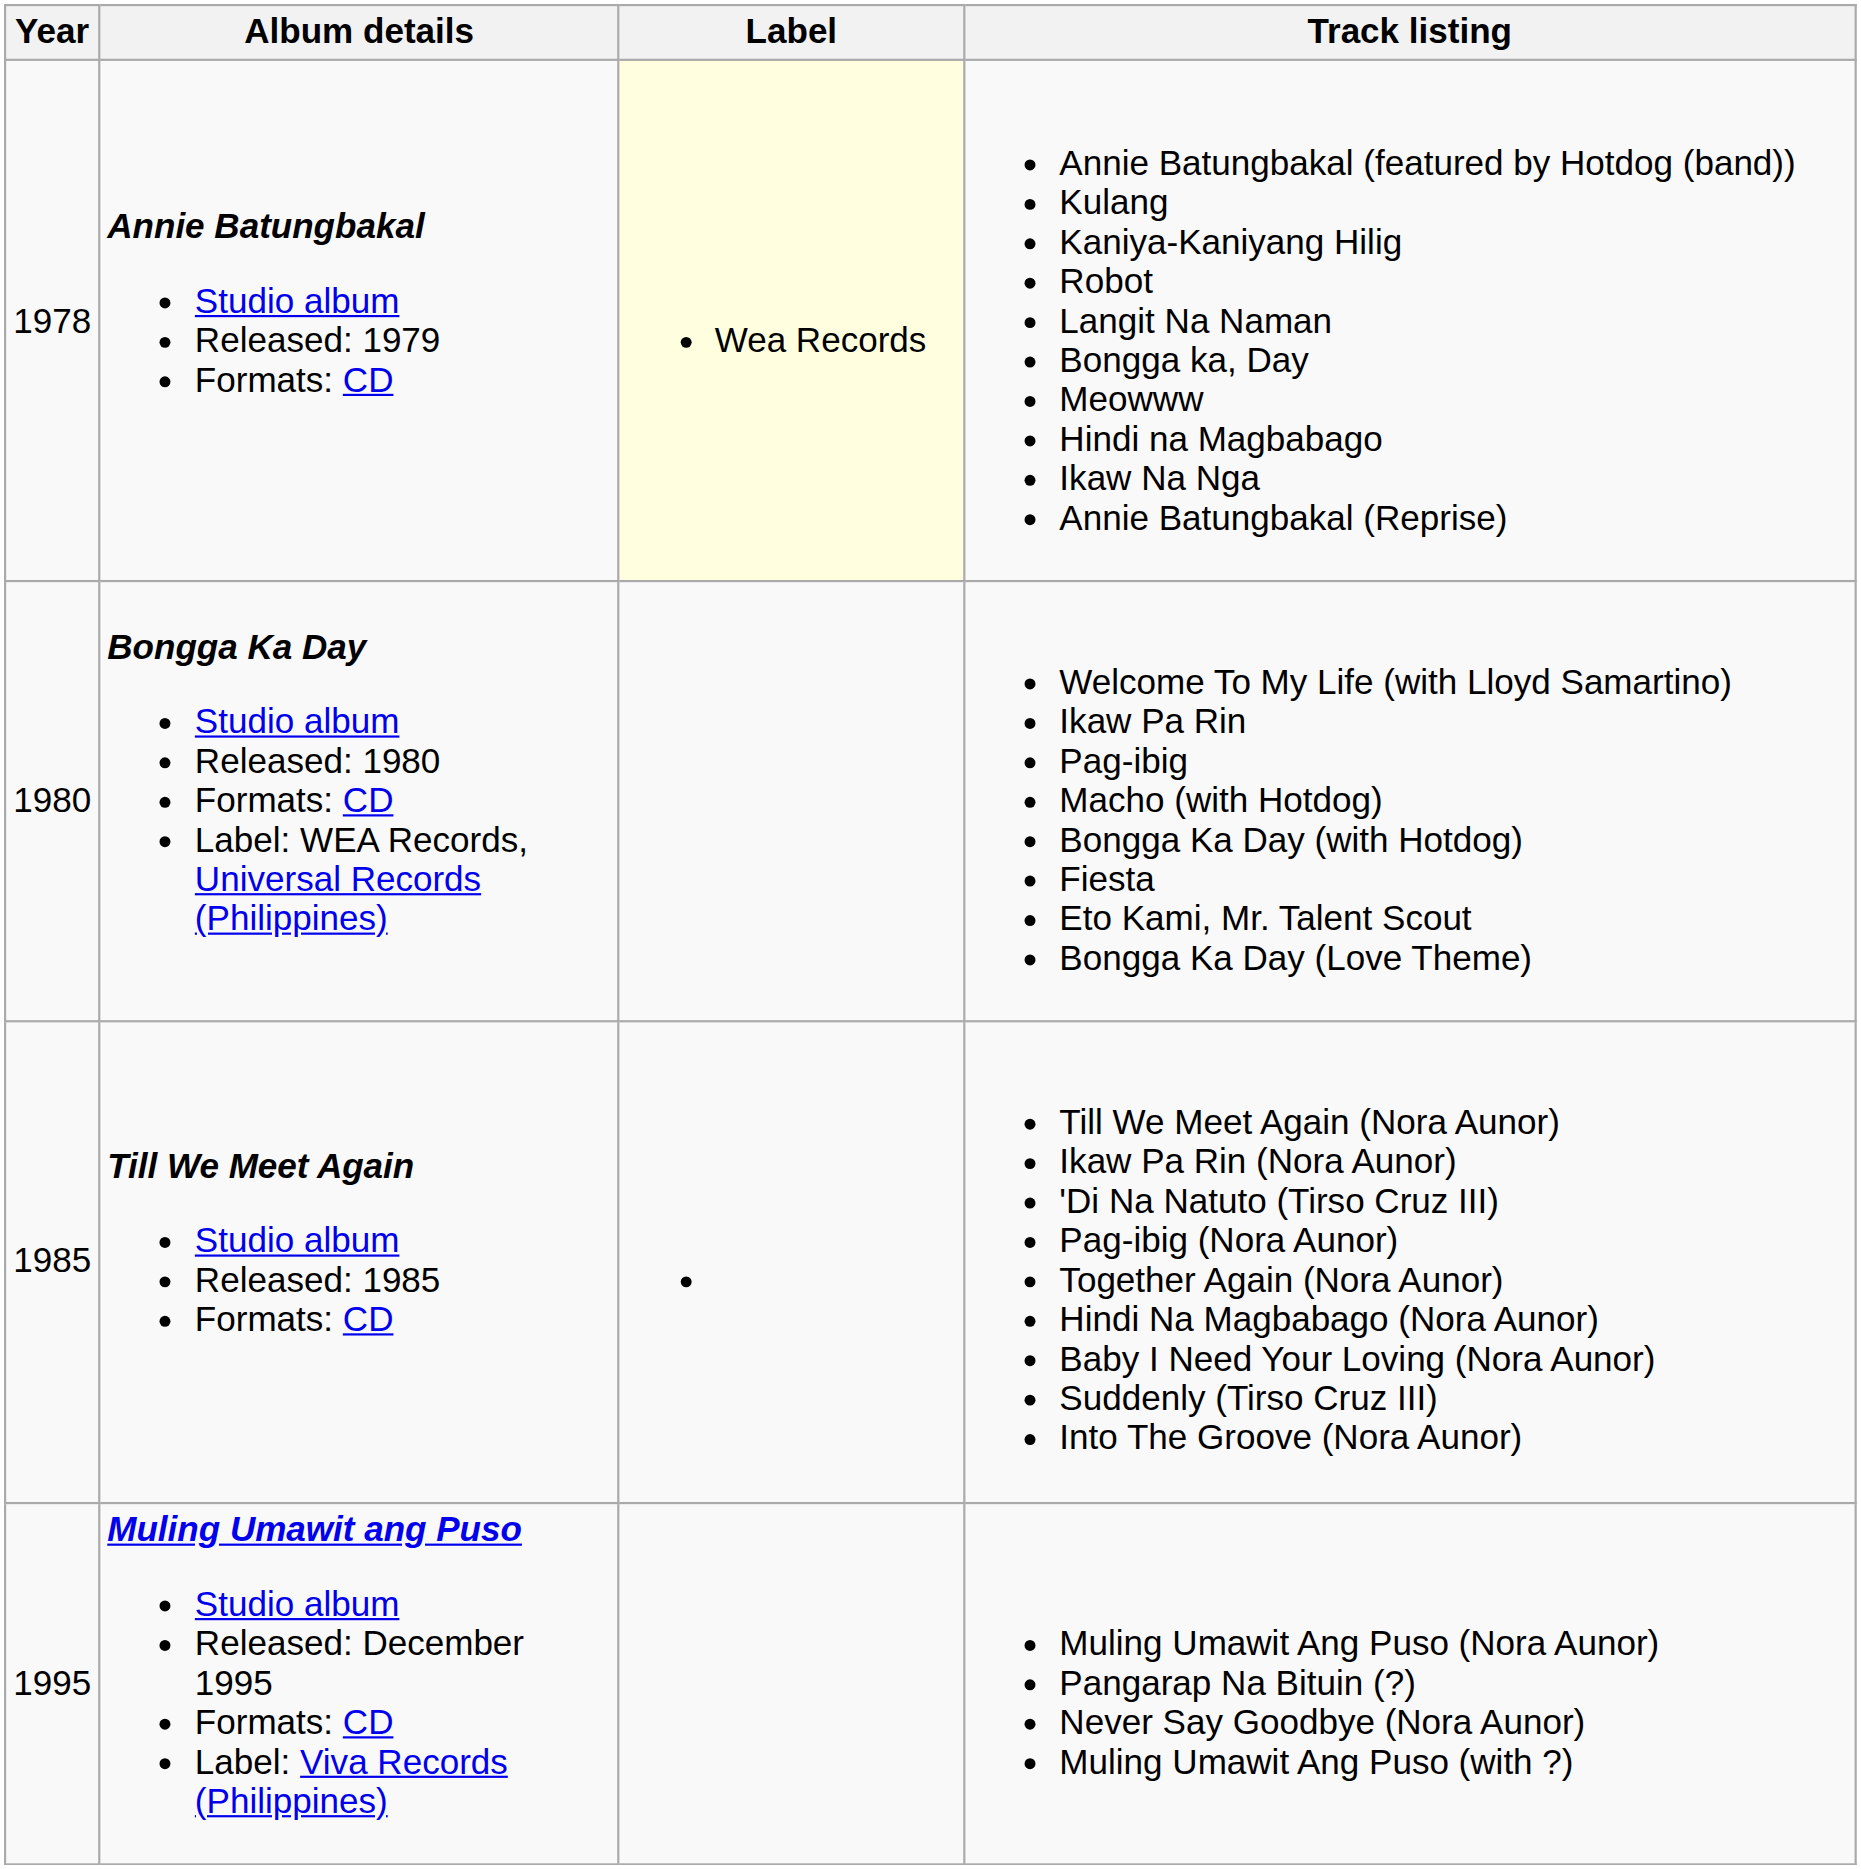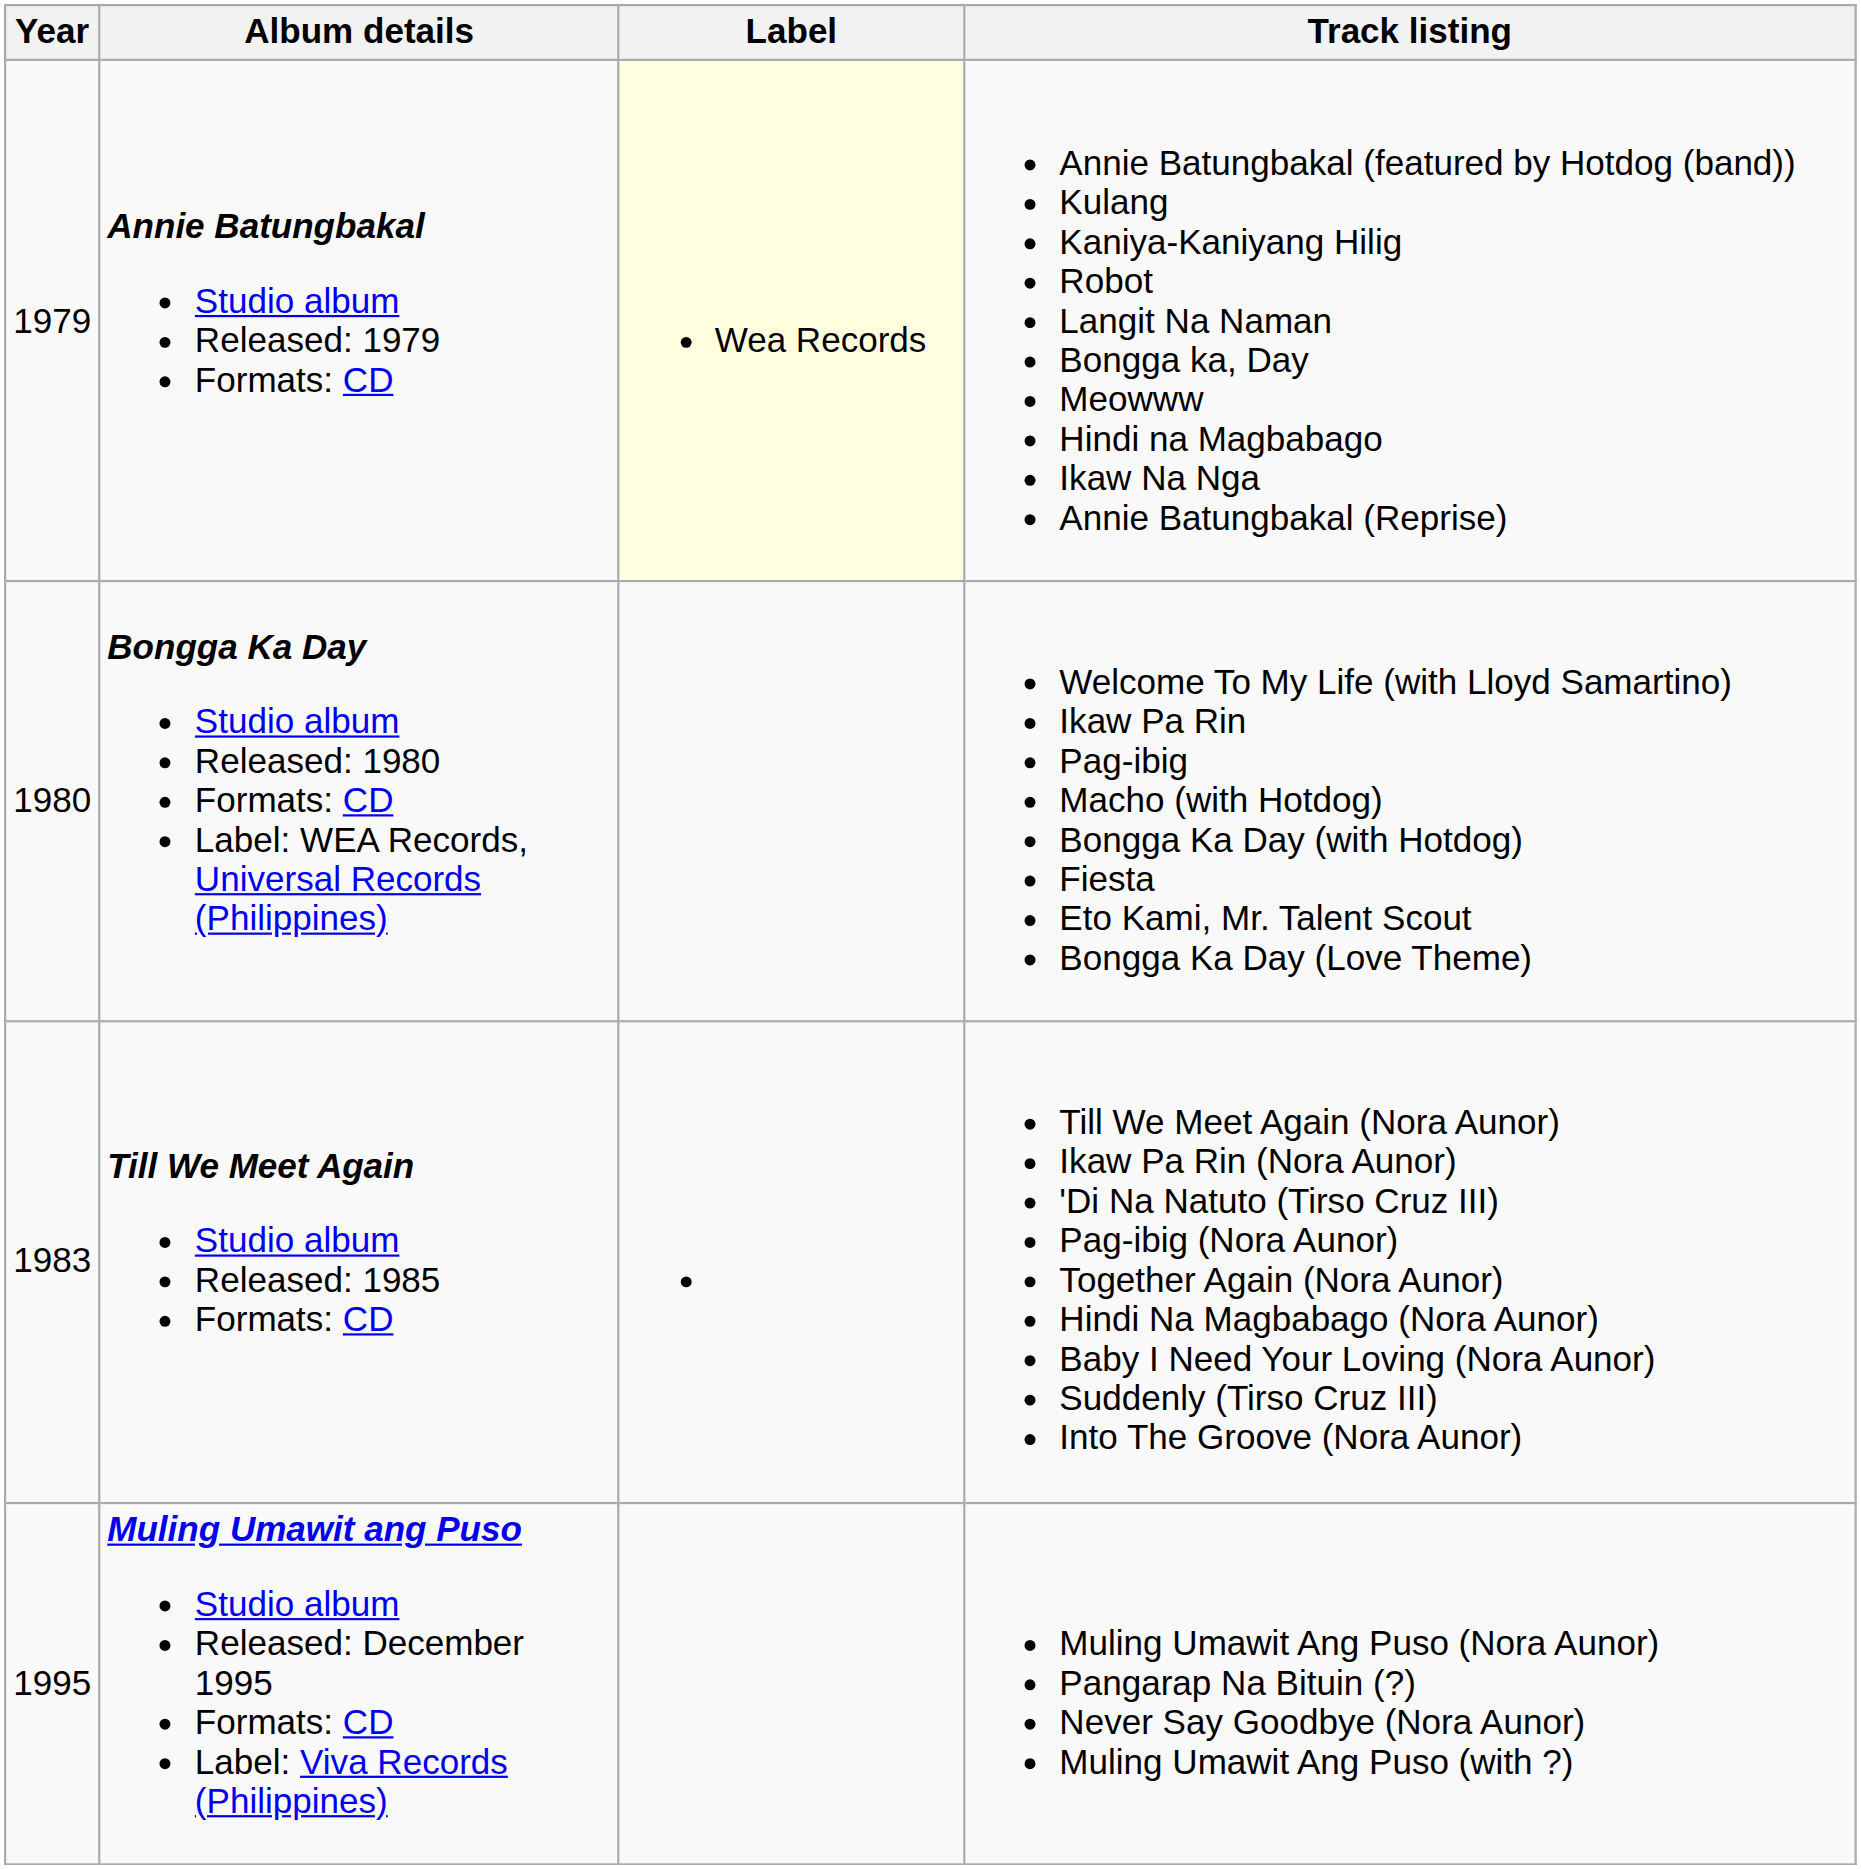(52, 319) 1978 -> (52, 319) 1979
(52, 1261) 1985 -> (52, 1261) 1983
